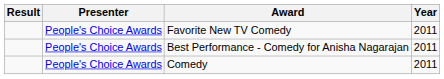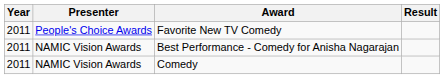columns swapped: (426, 13) <-> (23, 13)
(104, 47) People's Choice Awards -> (88, 47) NAMIC Vision Awards
(104, 64) People's Choice Awards -> (88, 64) NAMIC Vision Awards
